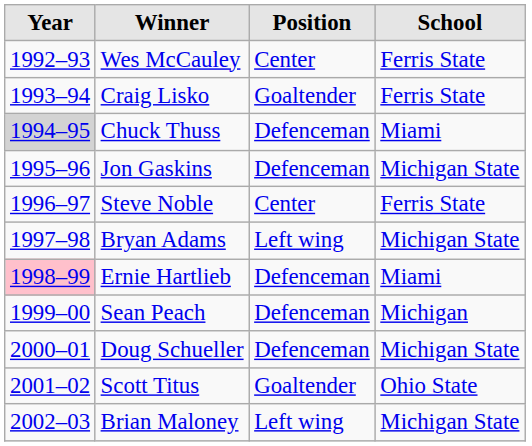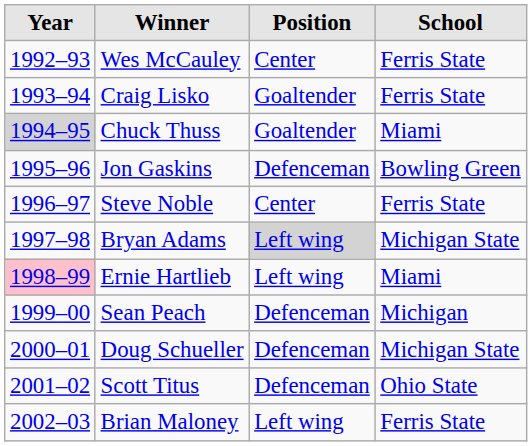(312, 131) Defenceman -> (305, 131) Goaltender
(450, 167) Michigan State -> (451, 167) Bowling Green
(299, 240) no background -> (299, 240) lightgrey background
(312, 276) Defenceman -> (299, 276) Left wing
(305, 385) Goaltender -> (312, 385) Defenceman
(450, 421) Michigan State -> (433, 421) Ferris State
